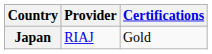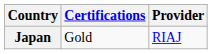columns swapped: (90, 15) <-> (164, 15)
